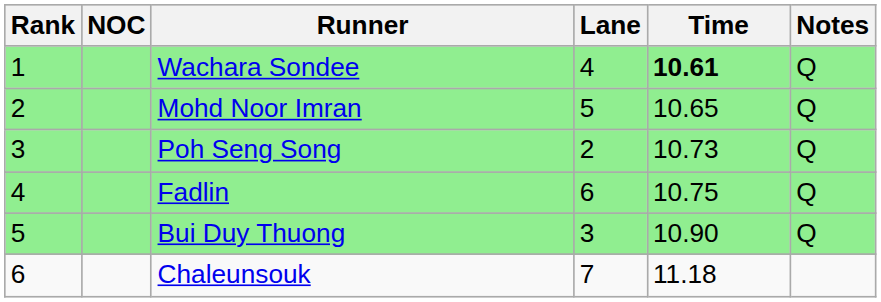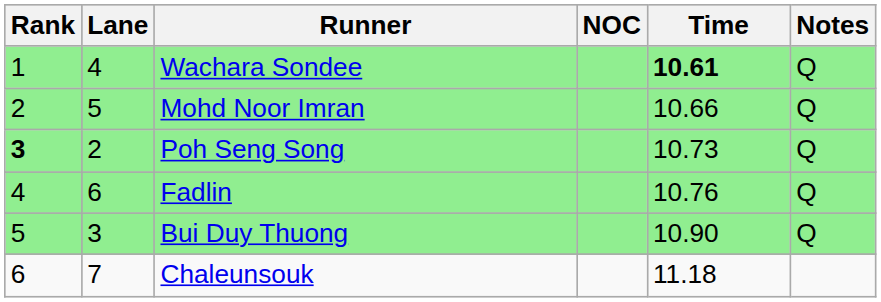columns swapped: (610, 25) <-> (116, 25)
(686, 108) 10.65 -> (686, 108) 10.66
(18, 150) normal -> (18, 150) bold
(686, 191) 10.75 -> (686, 191) 10.76
